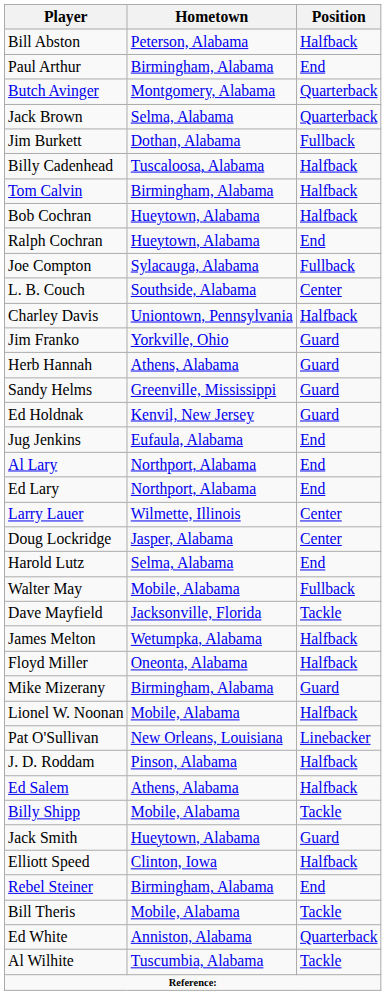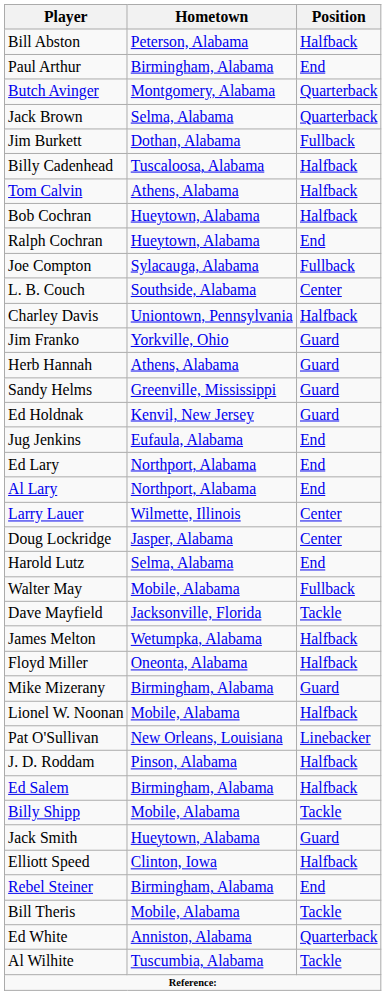(202, 191) Birmingham, Alabama -> (185, 191) Athens, Alabama
rows swapped: (33, 464) <-> (34, 489)
(185, 787) Athens, Alabama -> (202, 787) Birmingham, Alabama
